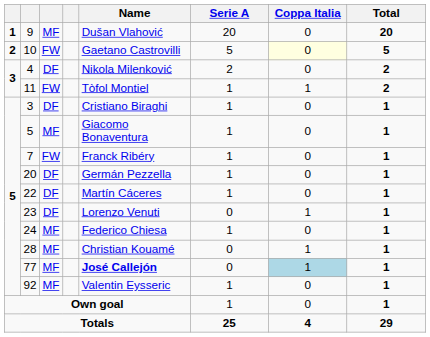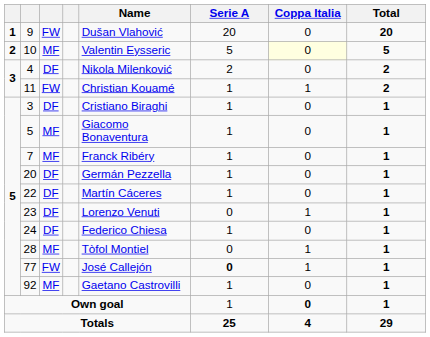(51, 32) MF -> (51, 32) FW
(51, 50) FW -> (51, 50) MF
(131, 50) Gaetano Castrovilli -> (126, 50) Valentin Eysseric
(115, 87) Tòfol Montiel -> (128, 87) Christian Kouamé
(51, 156) FW -> (51, 156) MF
(51, 230) MF -> (51, 230) DF
(128, 249) Christian Kouamé -> (115, 249) Tòfol Montiel
(51, 267) MF -> (51, 267) FW
(119, 267) bold -> (117, 267) normal
(229, 267) normal -> (229, 267) bold
(308, 267) lightblue background -> (308, 267) no background
(126, 286) Valentin Eysseric -> (131, 286) Gaetano Castrovilli
(308, 304) normal -> (308, 304) bold
